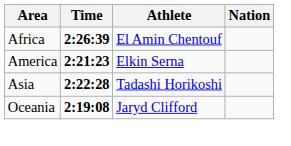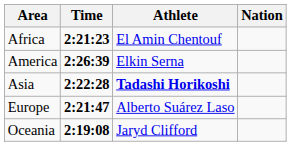(87, 38) 2:26:39 -> (87, 38) 2:21:23
(87, 61) 2:21:23 -> (87, 61) 2:26:39
(169, 84) normal -> (173, 84) bold
+ row: (29, 107)
